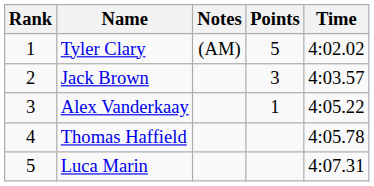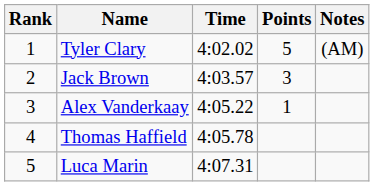columns swapped: (336, 19) <-> (219, 19)
